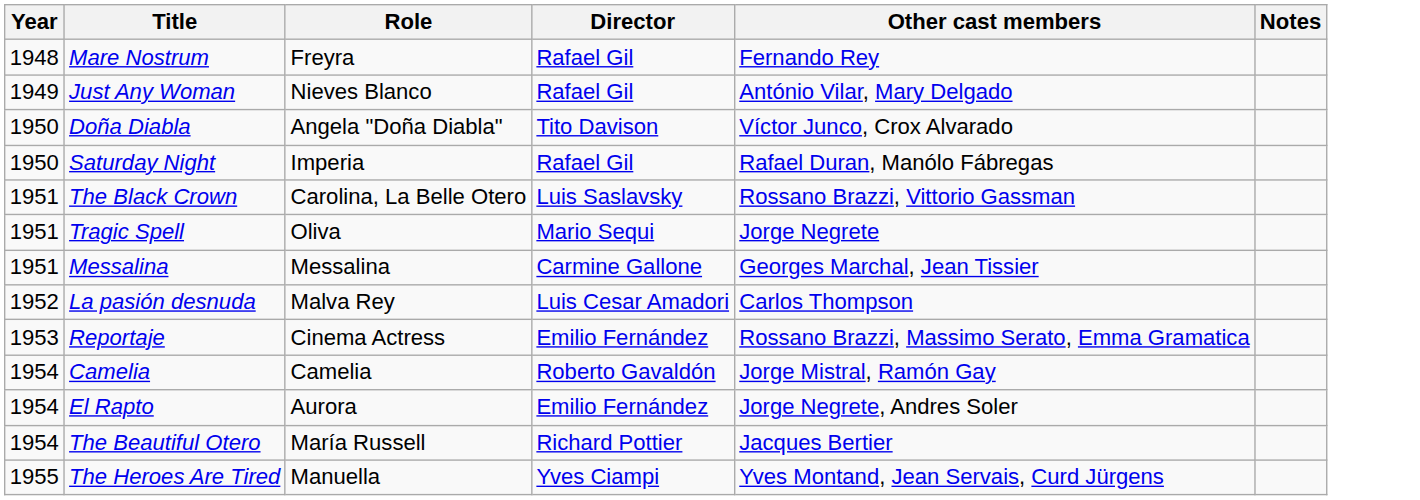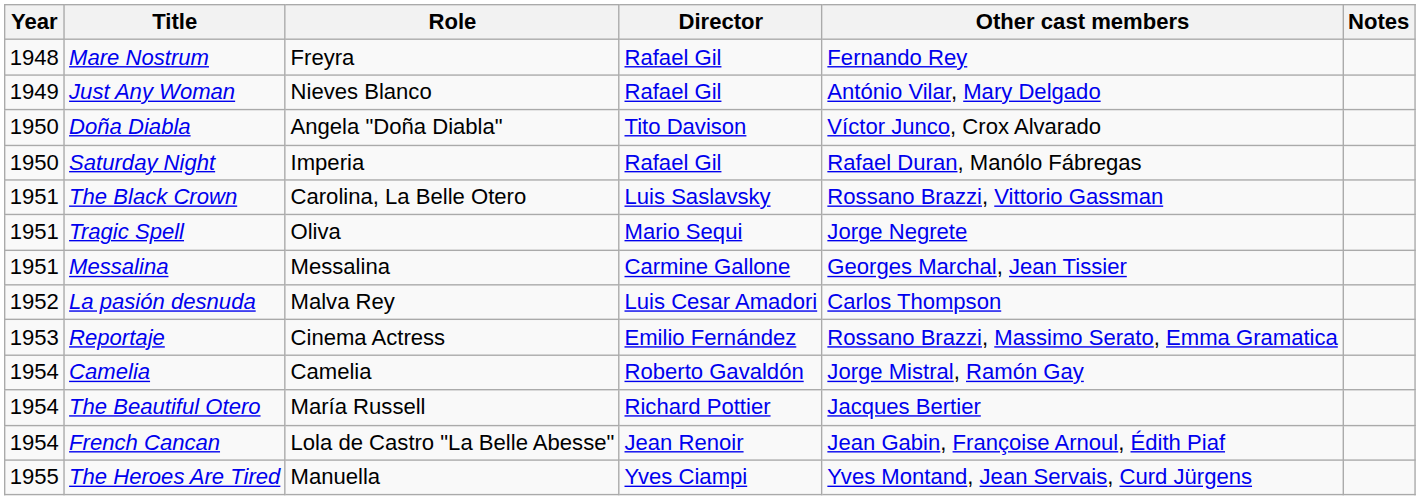- row: (111, 407)
+ row: (145, 442)
